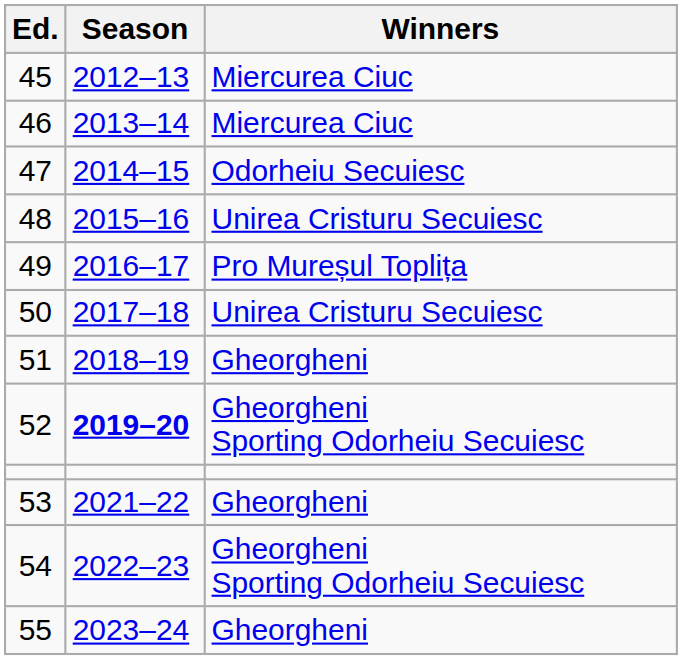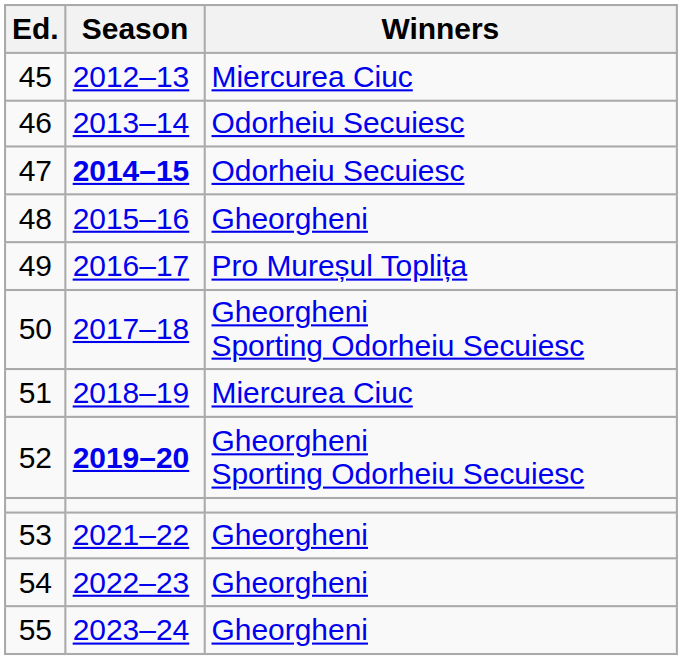(312, 124) Miercurea Ciuc -> (338, 124) Odorheiu Secuiesc
(131, 171) normal -> (131, 171) bold
(377, 218) Unirea Cristuru Secuiesc -> (290, 218) Gheorgheni
(377, 313) Unirea Cristuru Secuiesc -> (398, 330) Gheorgheni Sporting Odorheiu Secuiesc
(290, 360) Gheorgheni -> (312, 394) Miercurea Ciuc
(398, 566) Gheorgheni Sporting Odorheiu Secuiesc -> (290, 583) Gheorgheni
